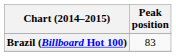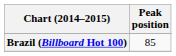(150, 42) 83 -> (150, 42) 85
